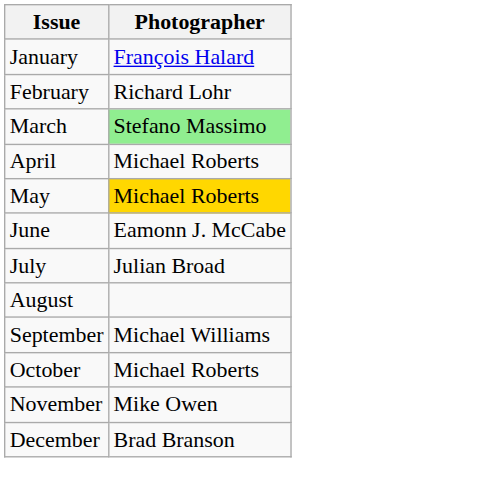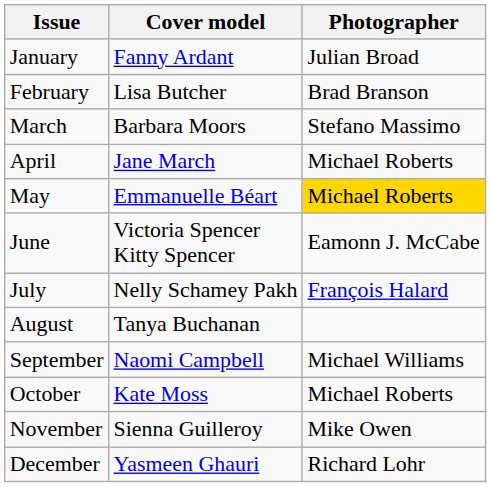+ column: (205, 21)
(184, 56) François Halard -> (363, 56) Julian Broad
(172, 91) Richard Lohr -> (368, 91) Brad Branson
(190, 126) lightgreen background -> (384, 126) no background
(169, 265) Julian Broad -> (378, 289) François Halard
(174, 439) Brad Branson -> (366, 463) Richard Lohr
